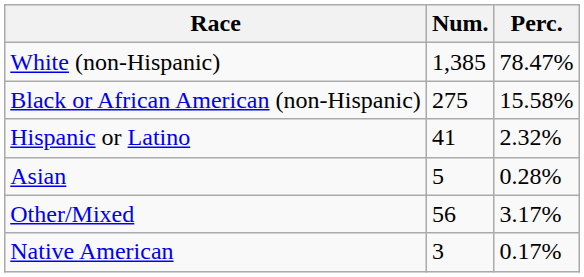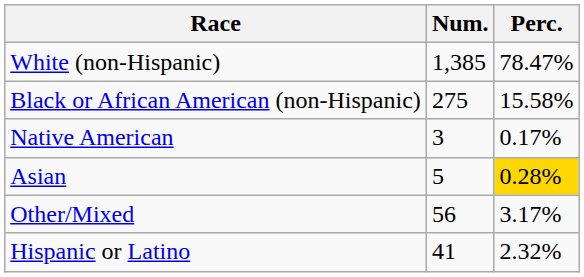rows swapped: (92, 251) <-> (100, 137)
(531, 175) no background -> (531, 175) gold background
